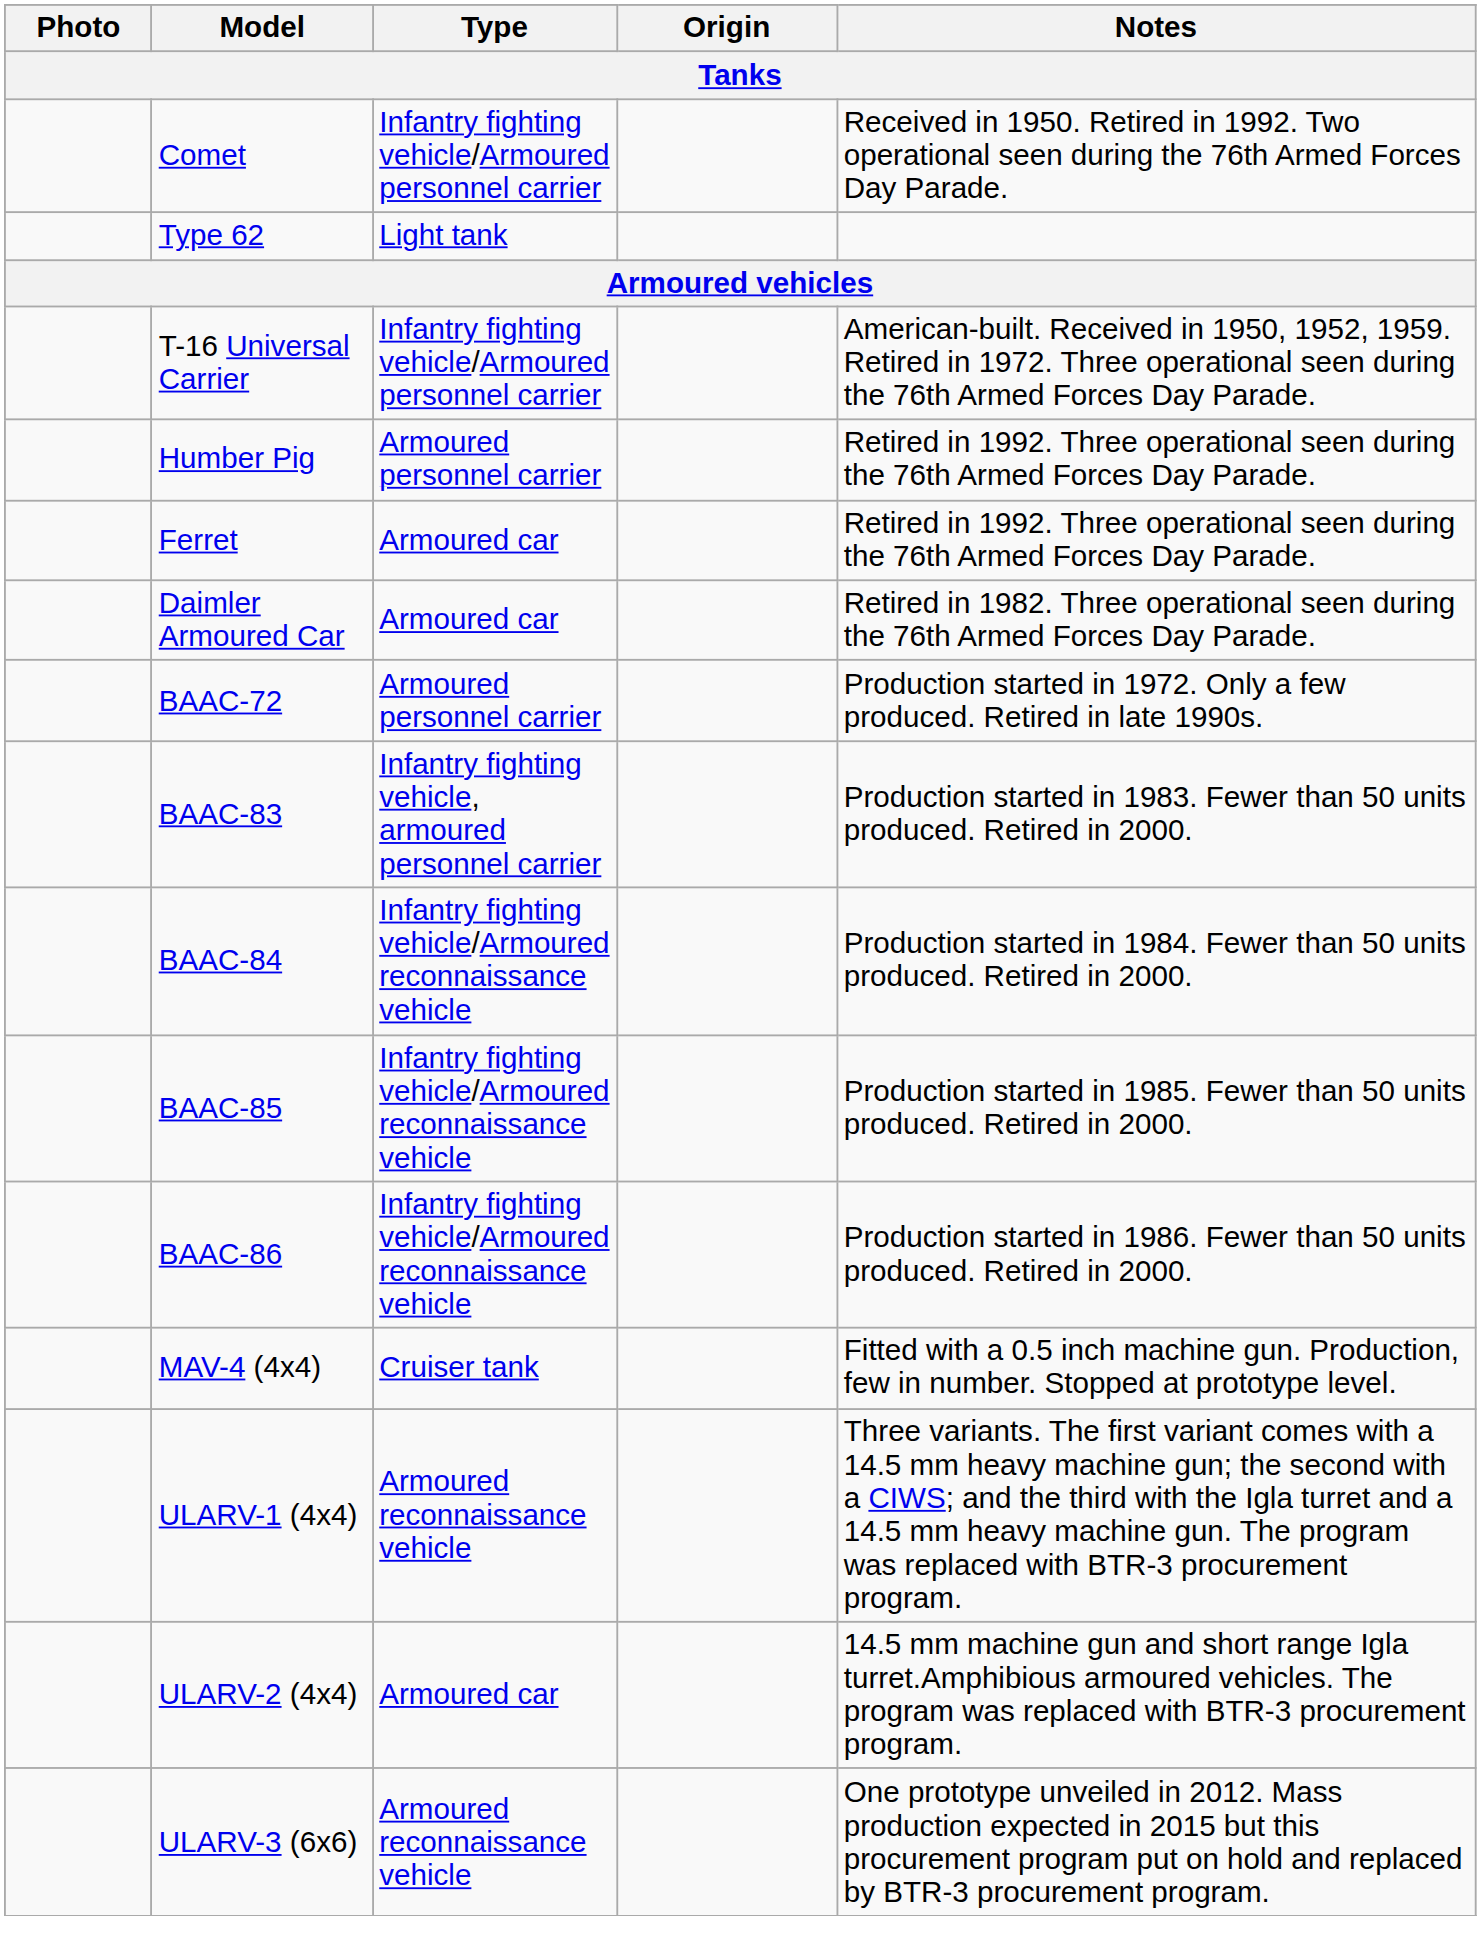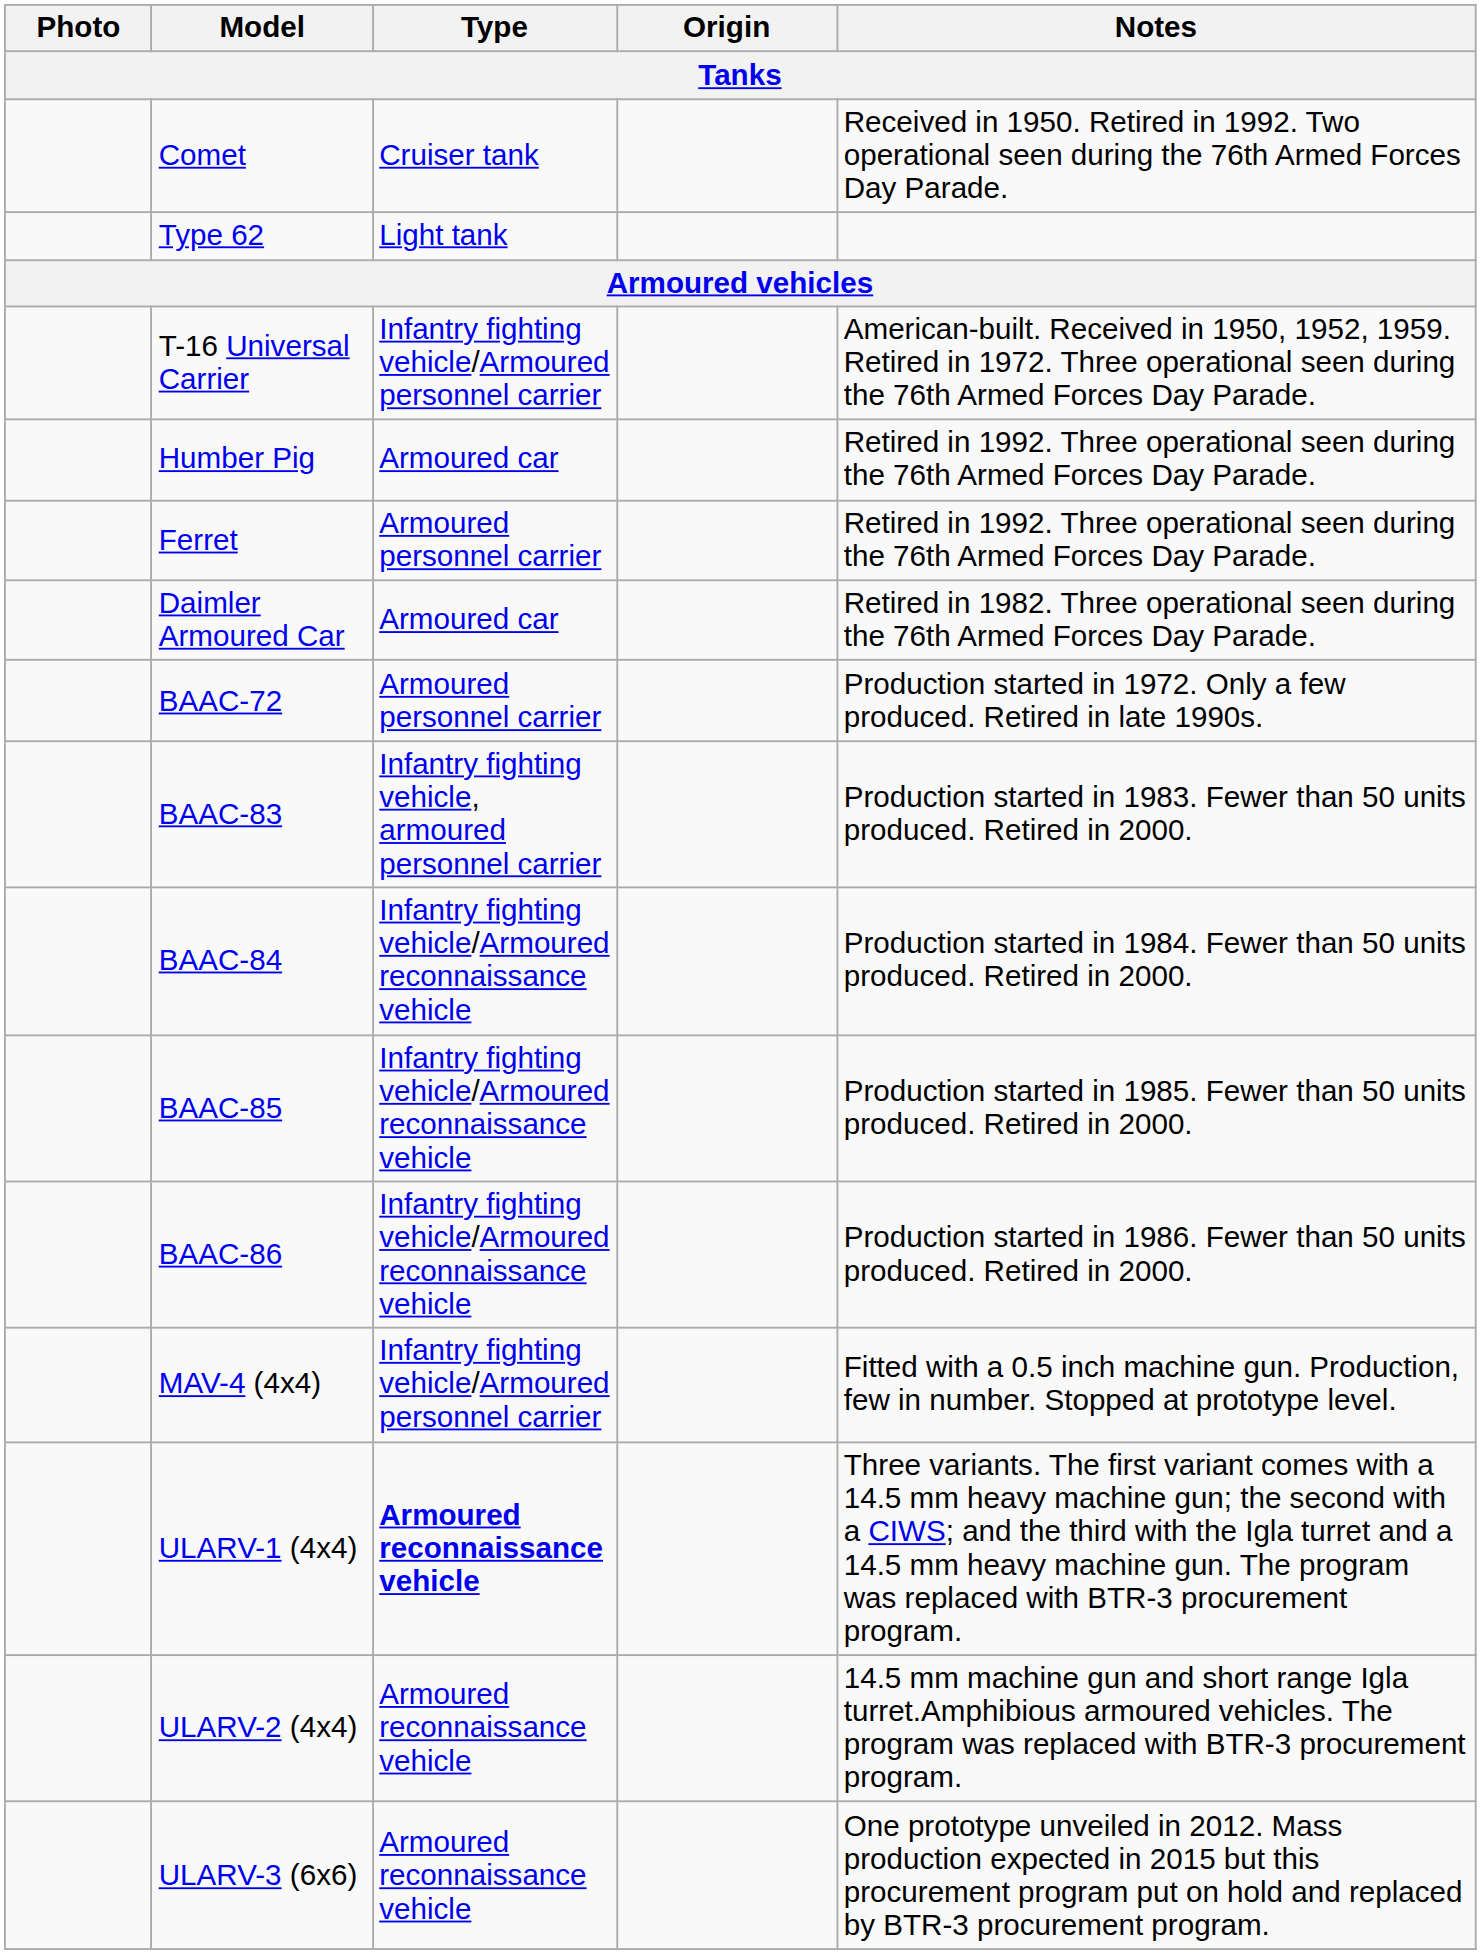(494, 155) Infantry fighting vehicle/Armoured personnel carrier -> (459, 155) Cruiser tank
(490, 459) Armoured personnel carrier -> (469, 459) Armoured car
(469, 539) Armoured car -> (490, 539) Armoured personnel carrier
(459, 1367) Cruiser tank -> (494, 1384) Infantry fighting vehicle/Armoured personnel carrier
(483, 1514) normal -> (491, 1547) bold
(469, 1694) Armoured car -> (483, 1728) Armoured reconnaissance vehicle
